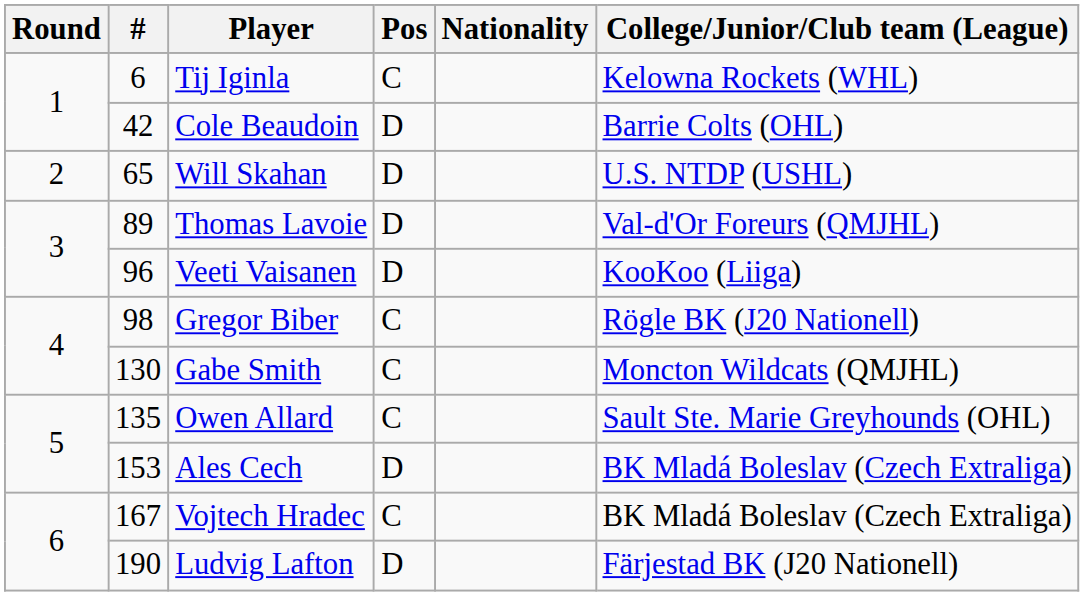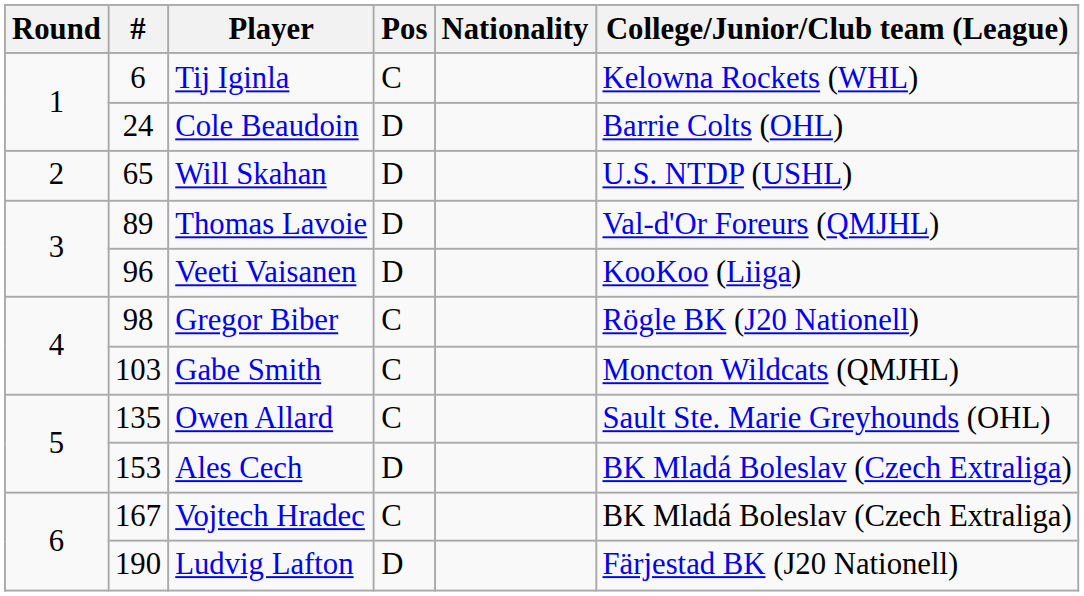(138, 126) 42 -> (138, 126) 24
(138, 369) 130 -> (138, 369) 103
